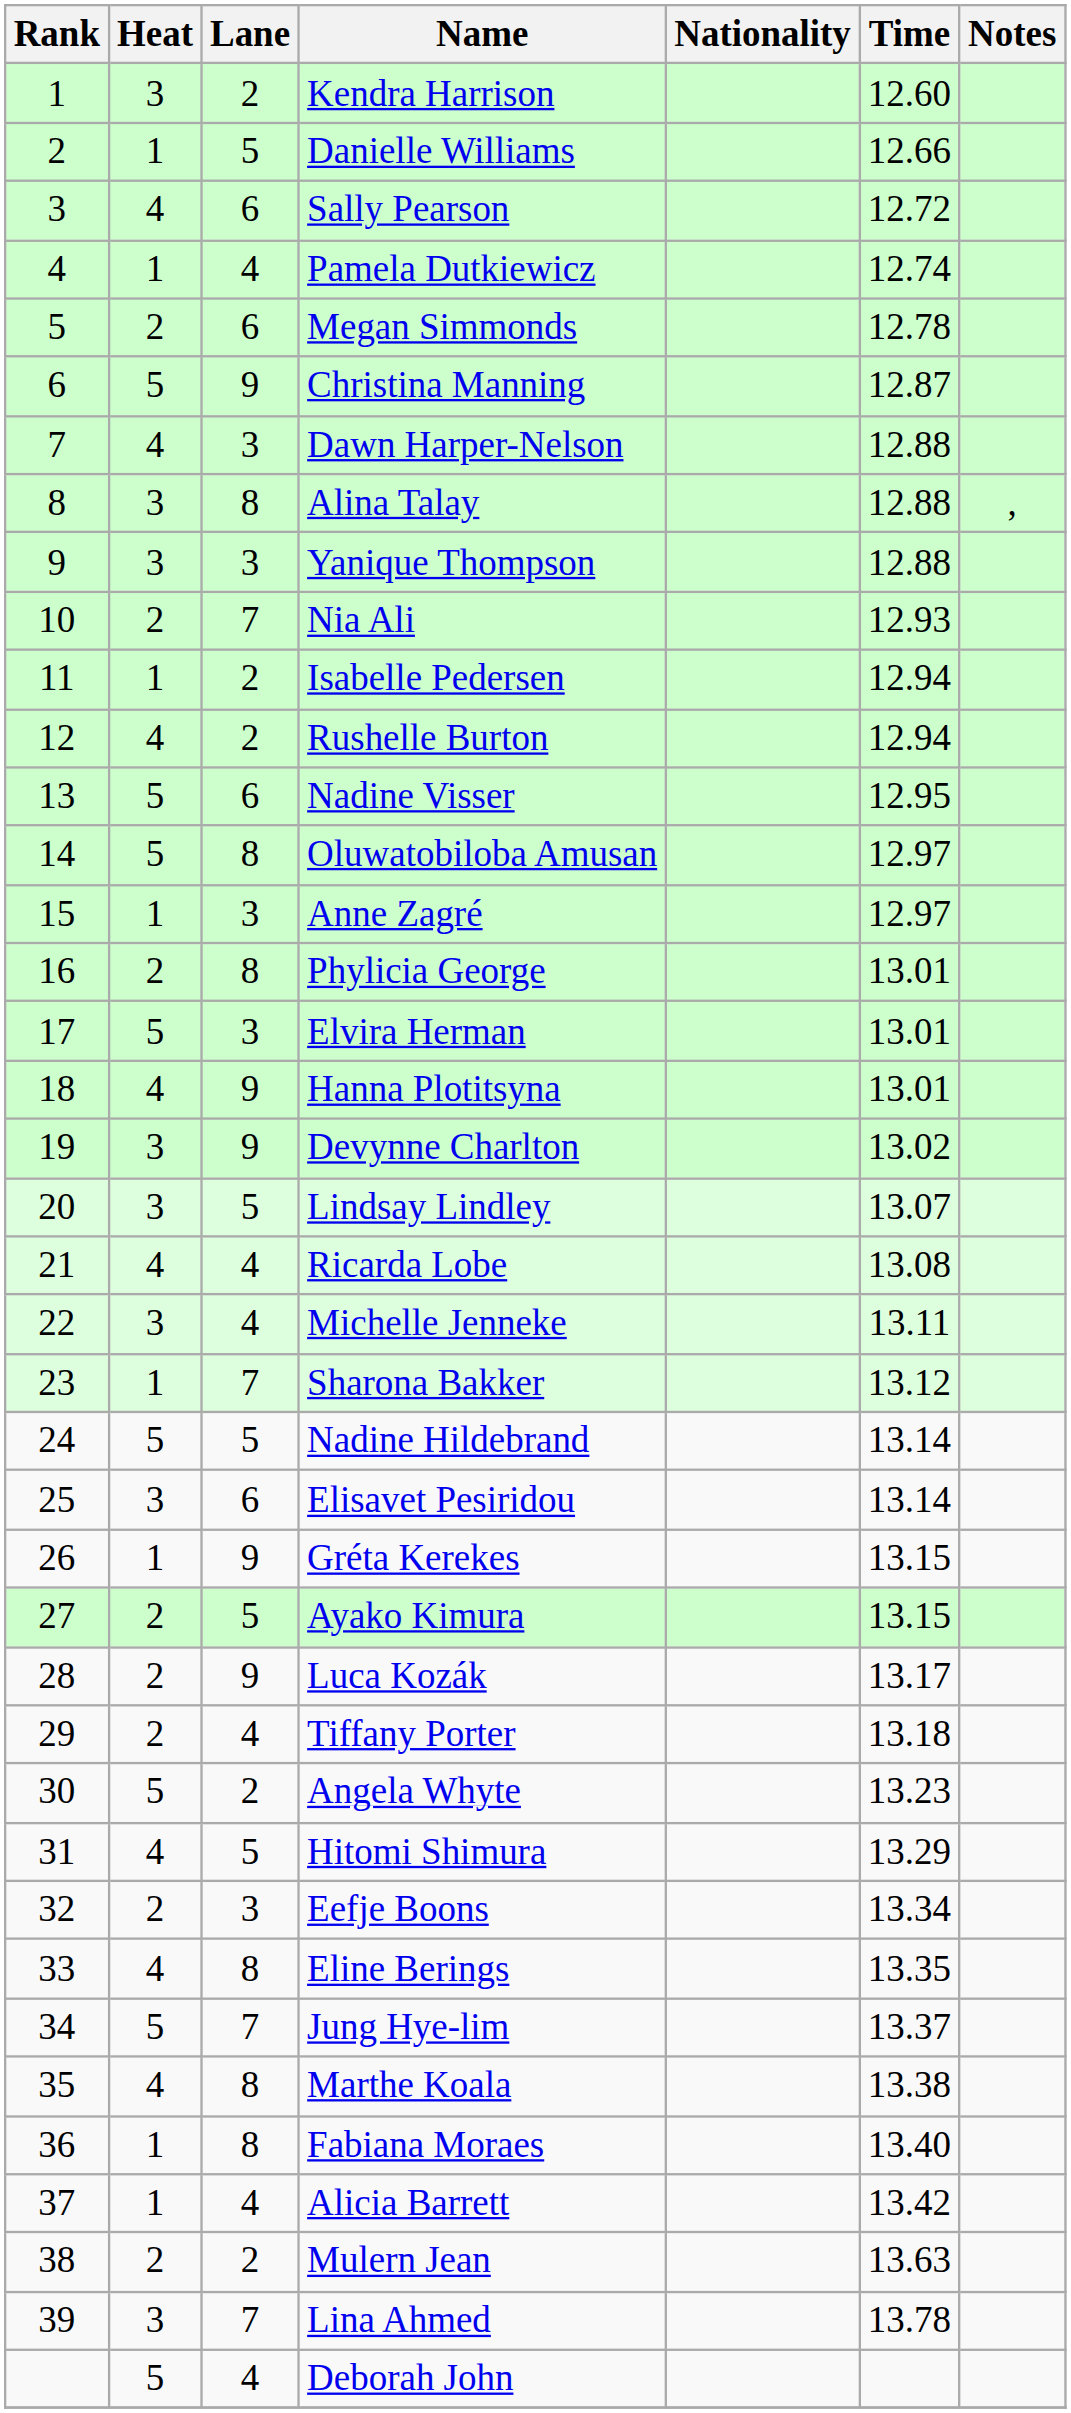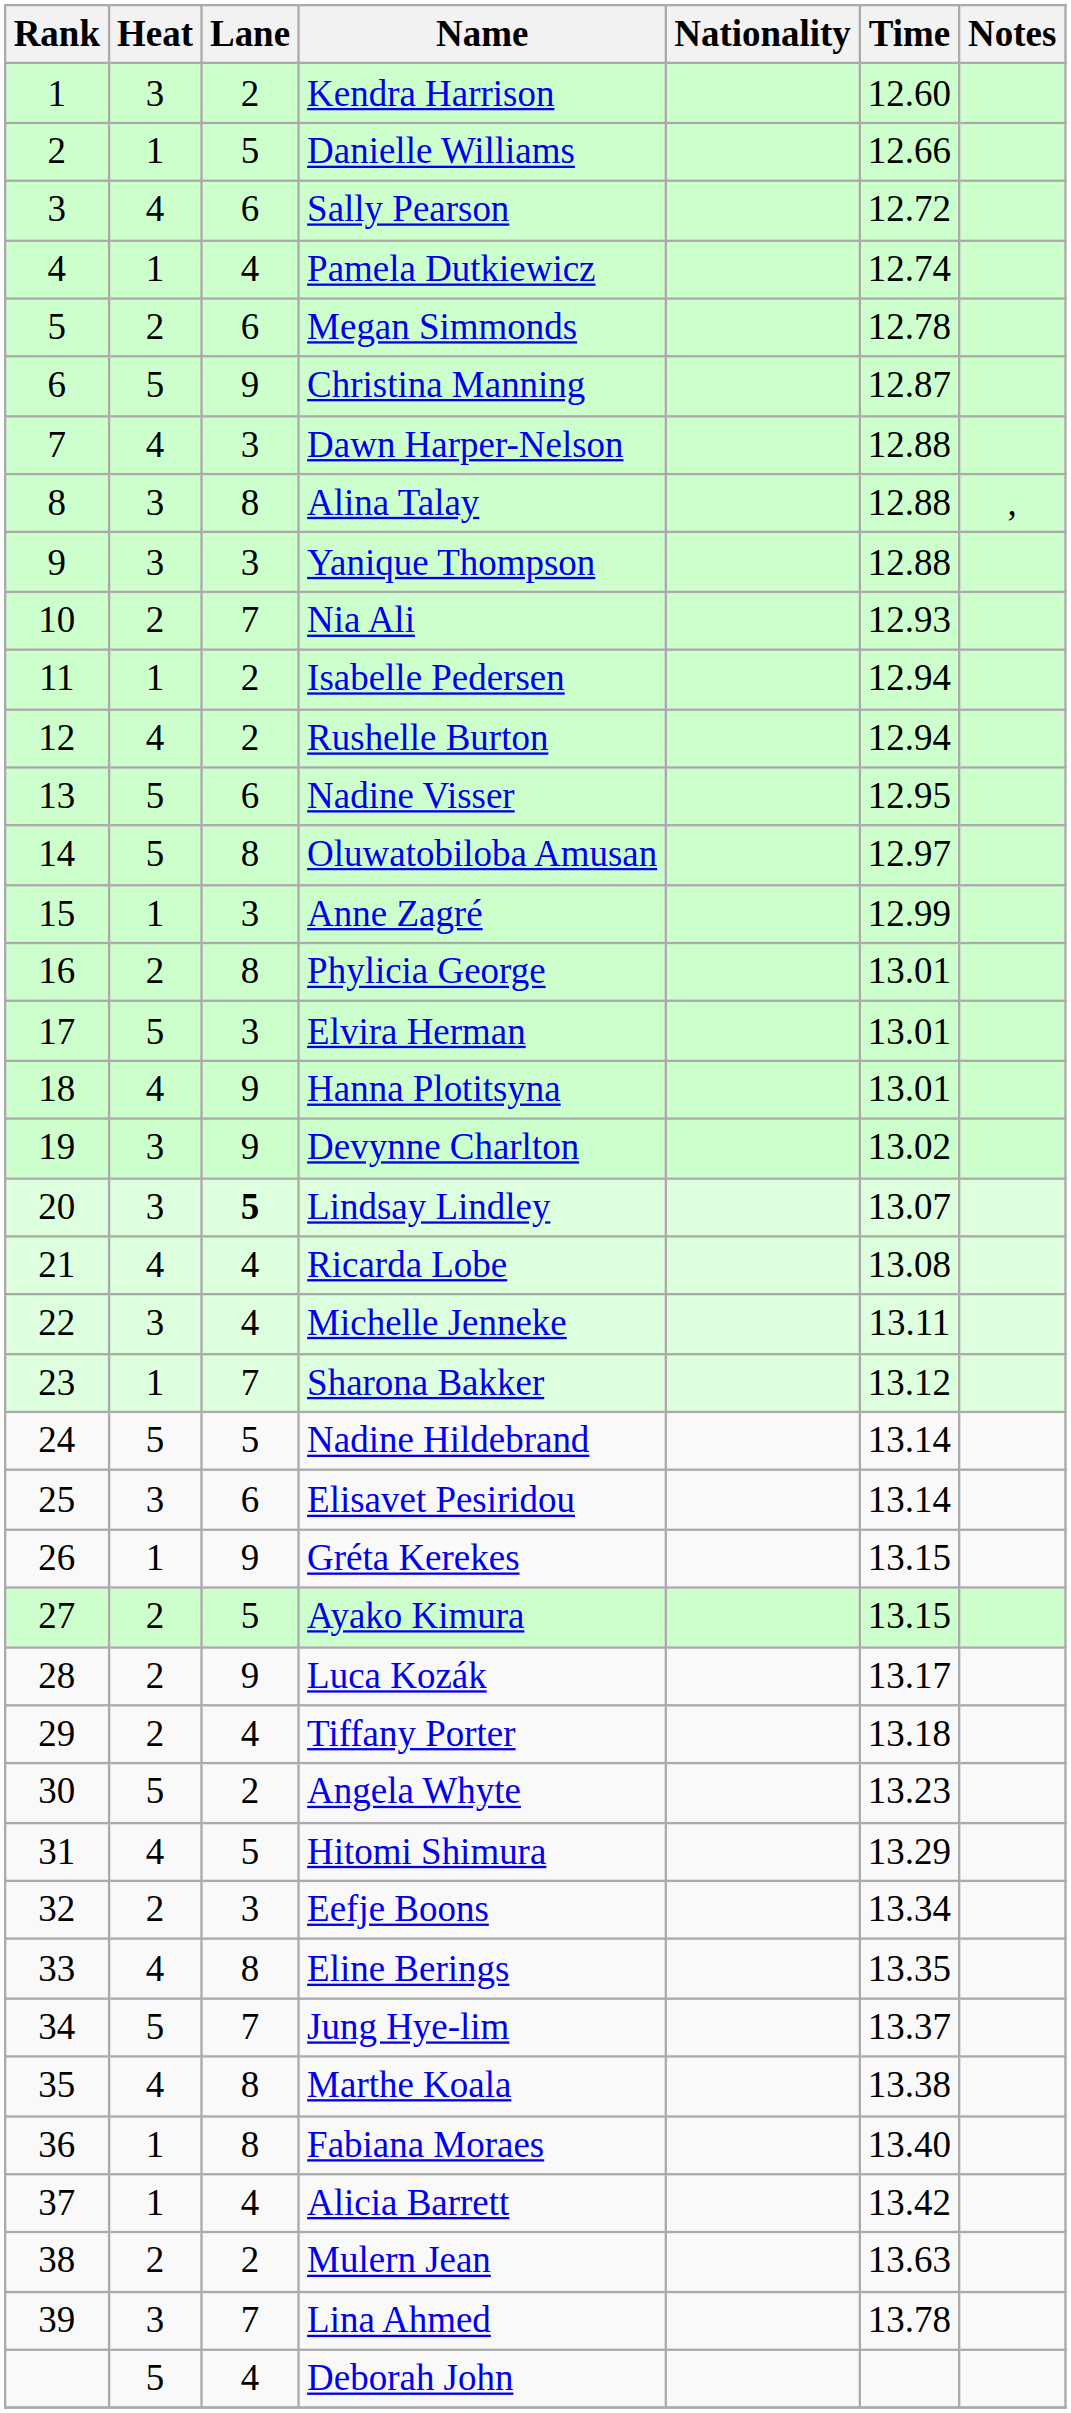(909, 913) 12.97 -> (909, 913) 12.99
(250, 1206) normal -> (250, 1206) bold
